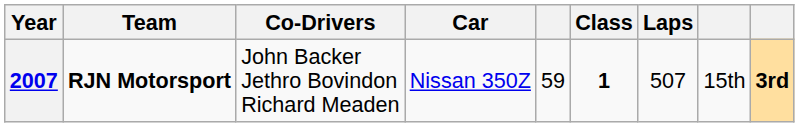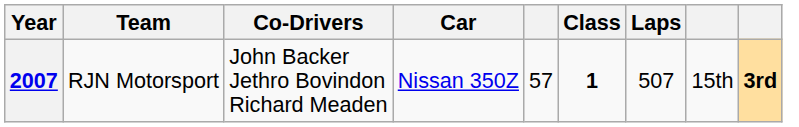(150, 80) bold -> (144, 80) normal
(553, 80) 59 -> (541, 80) 57
